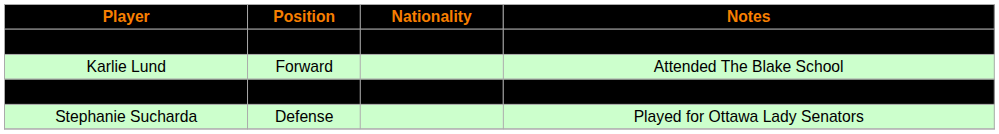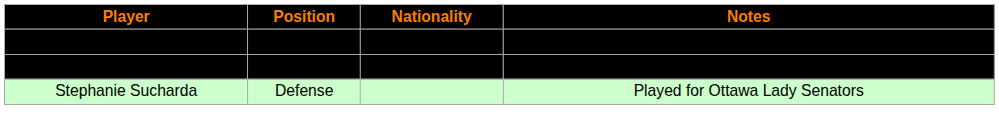- row: (126, 66)
